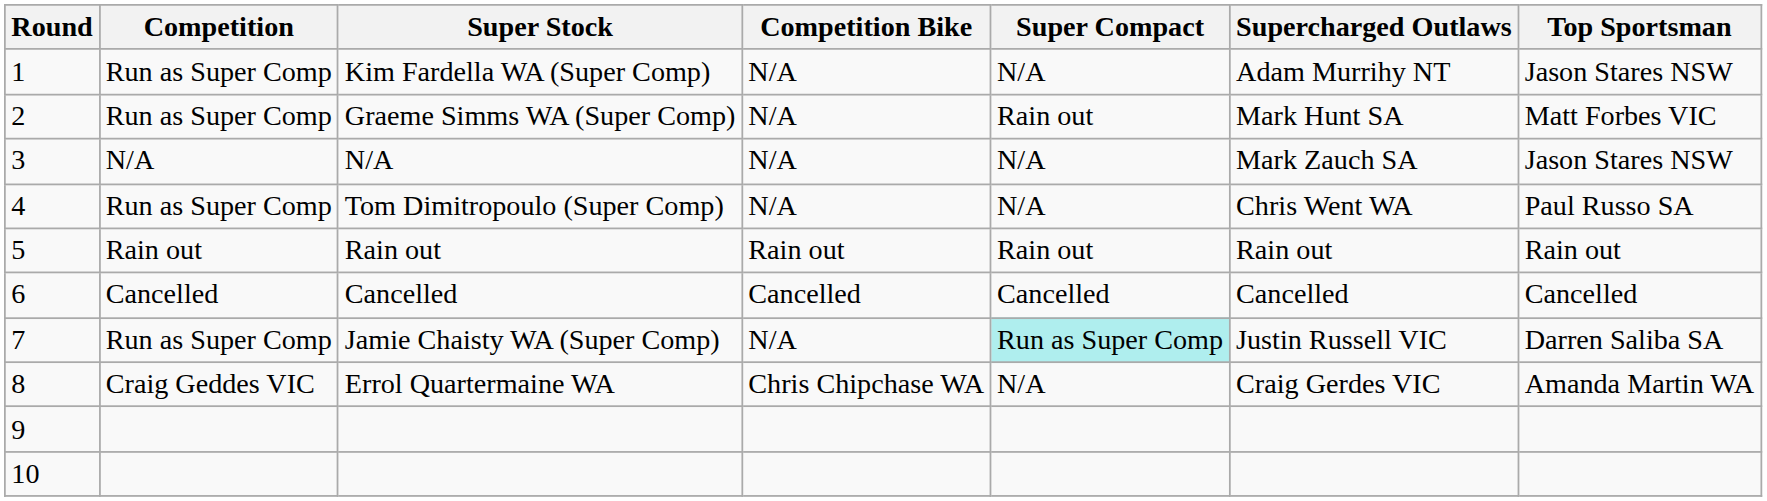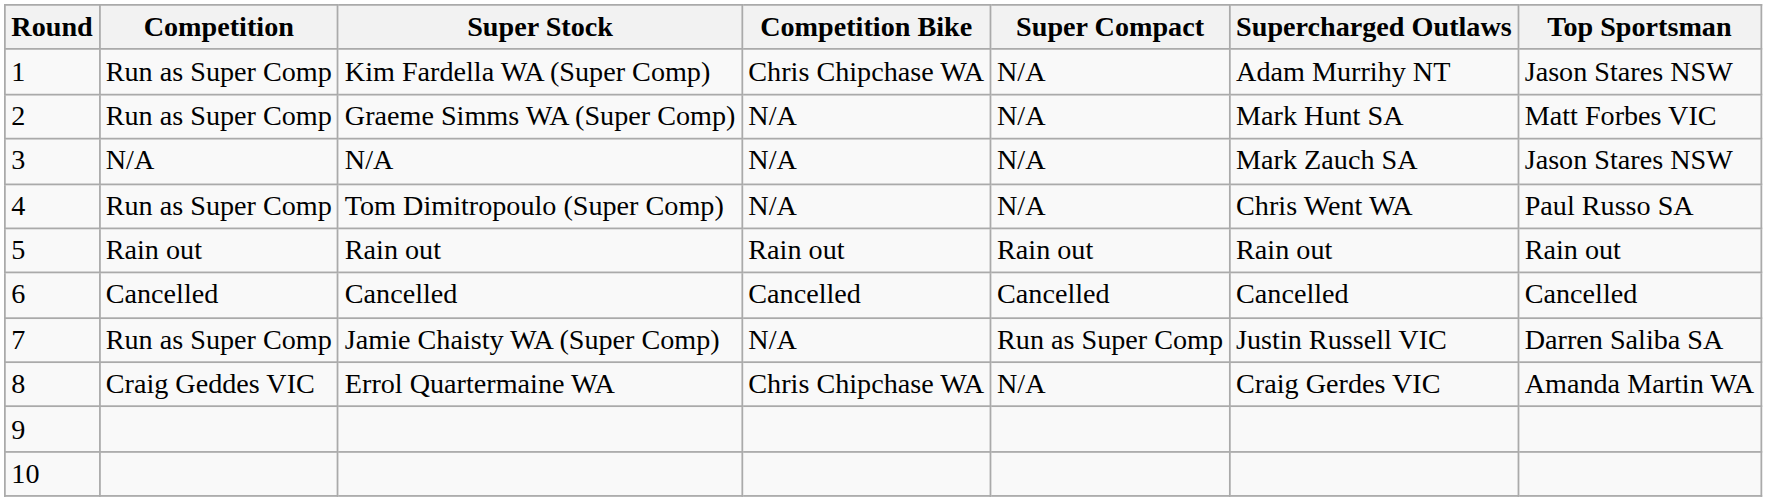(773, 71) N/A -> (866, 71) Chris Chipchase WA
(1045, 116) Rain out -> (1021, 116) N/A
(1110, 339) paleturquoise background -> (1110, 339) no background
